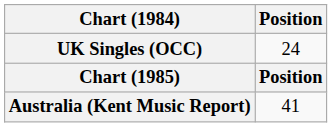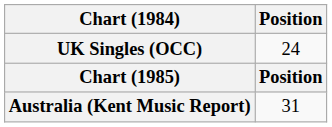(291, 106) 41 -> (291, 106) 31
